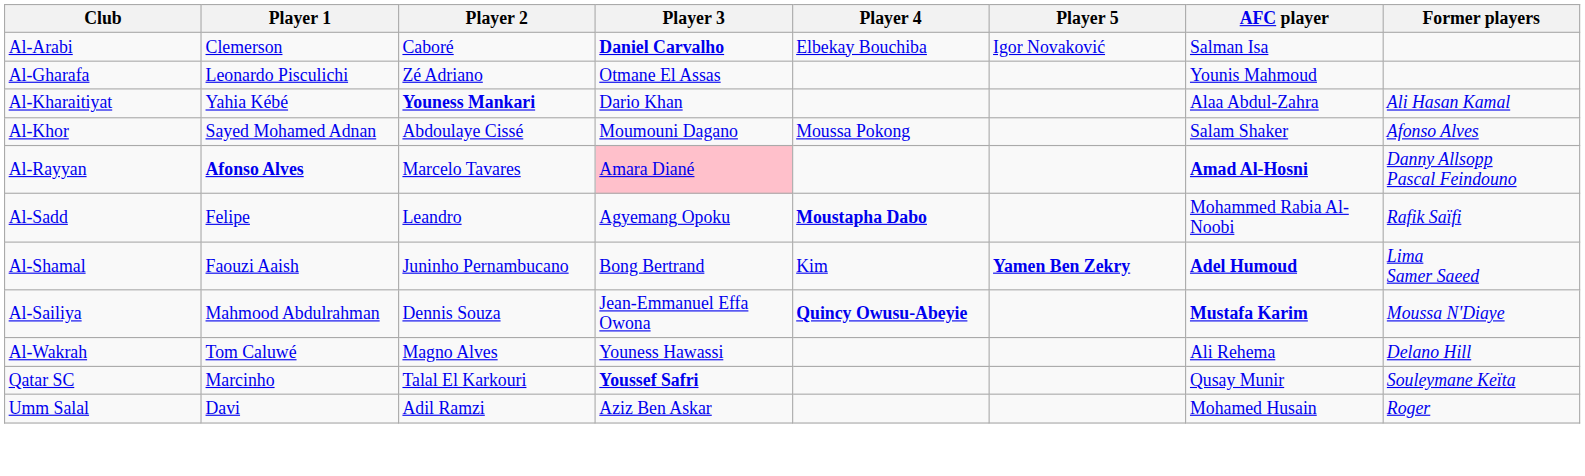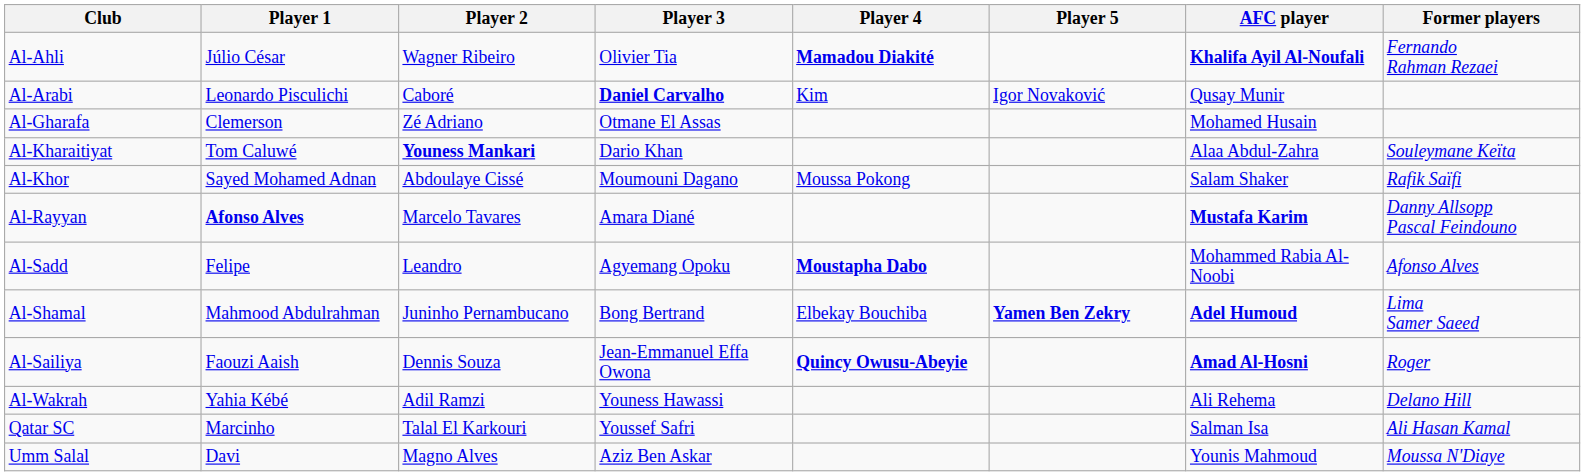+ row: (36, 56)
(244, 46) Clemerson -> (277, 94) Leonardo Pisculichi
(862, 46) Elbekay Bouchiba -> (812, 94) Kim
(1229, 46) Salman Isa -> (1237, 94) Qusay Munir
(277, 74) Leonardo Pisculichi -> (244, 123) Clemerson
(1253, 74) Younis Mahmoud -> (1253, 123) Mohamed Husain
(247, 103) Yahia Kébé -> (251, 151) Tom Caluwé
(1449, 103) Ali Hasan Kamal -> (1451, 151) Souleymane Keïta
(1433, 131) Afonso Alves -> (1424, 179) Rafik Saïfi
(647, 169) pink background -> (647, 217) no background
(1249, 169) Amad Al-Hosni -> (1249, 217) Mustafa Karim
(1424, 217) Rafik Saïfi -> (1433, 265) Afonso Alves
(252, 265) Faouzi Aaish -> (293, 313) Mahmood Abdulrahman
(812, 265) Kim -> (862, 313) Elbekay Bouchiba
(293, 313) Mahmood Abdulrahman -> (252, 361) Faouzi Aaish
(1249, 313) Mustafa Karim -> (1249, 361) Amad Al-Hosni
(1446, 313) Moussa N'Diaye -> (1409, 361) Roger
(251, 351) Tom Caluwé -> (247, 400) Yahia Kébé
(450, 351) Magno Alves -> (444, 400) Adil Ramzi
(649, 380) bold -> (647, 428) normal
(1237, 380) Qusay Munir -> (1229, 428) Salman Isa
(1451, 380) Souleymane Keïta -> (1449, 428) Ali Hasan Kamal
(444, 408) Adil Ramzi -> (450, 456) Magno Alves
(1253, 408) Mohamed Husain -> (1253, 456) Younis Mahmoud
(1409, 408) Roger -> (1446, 456) Moussa N'Diaye
